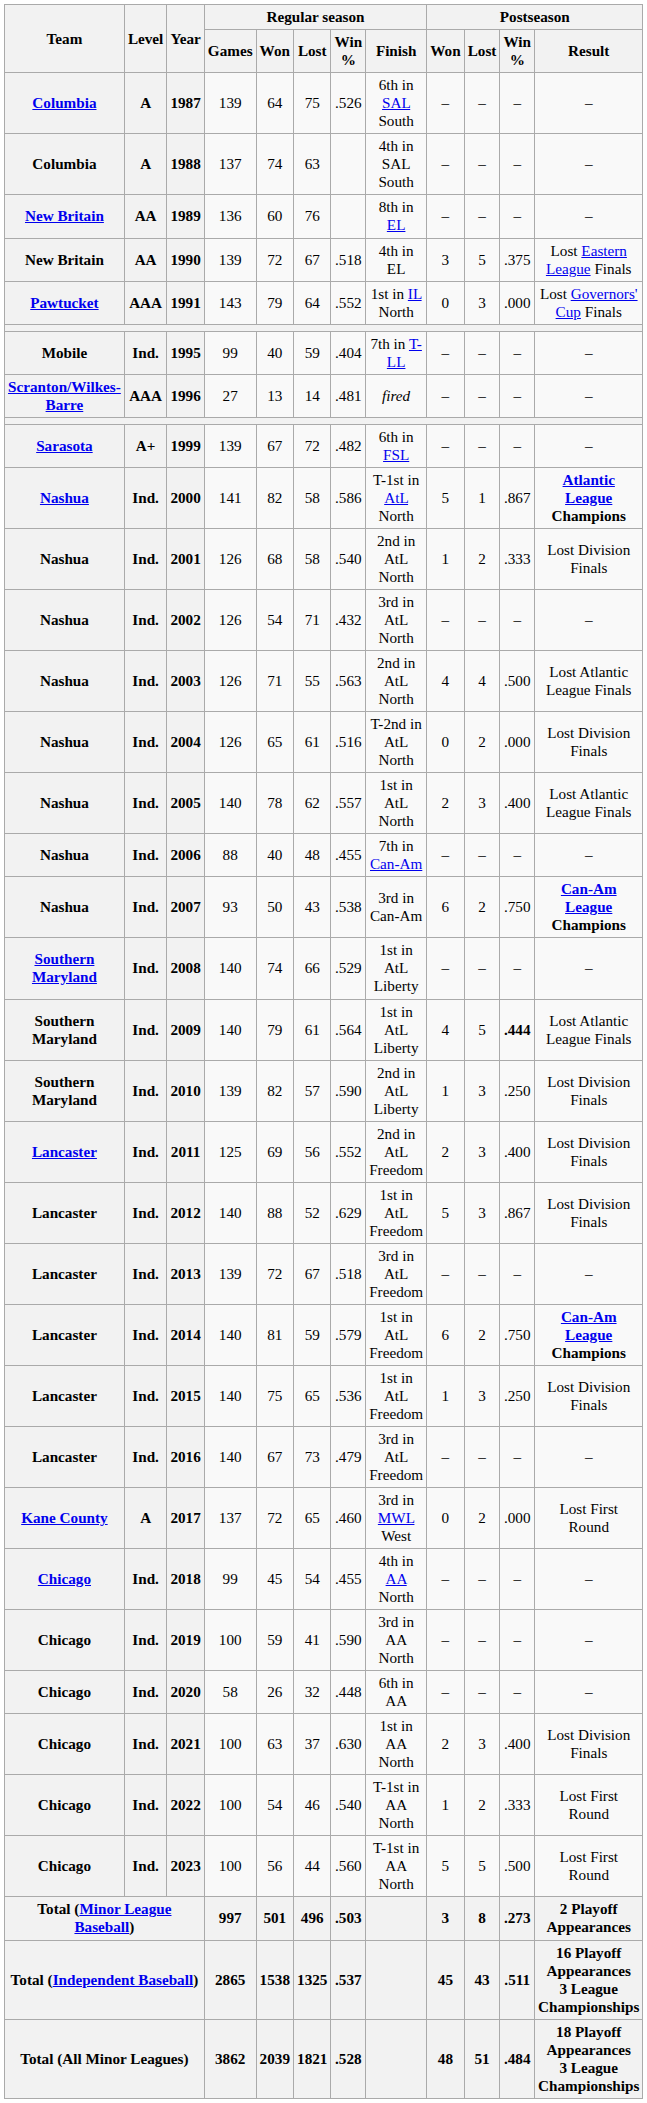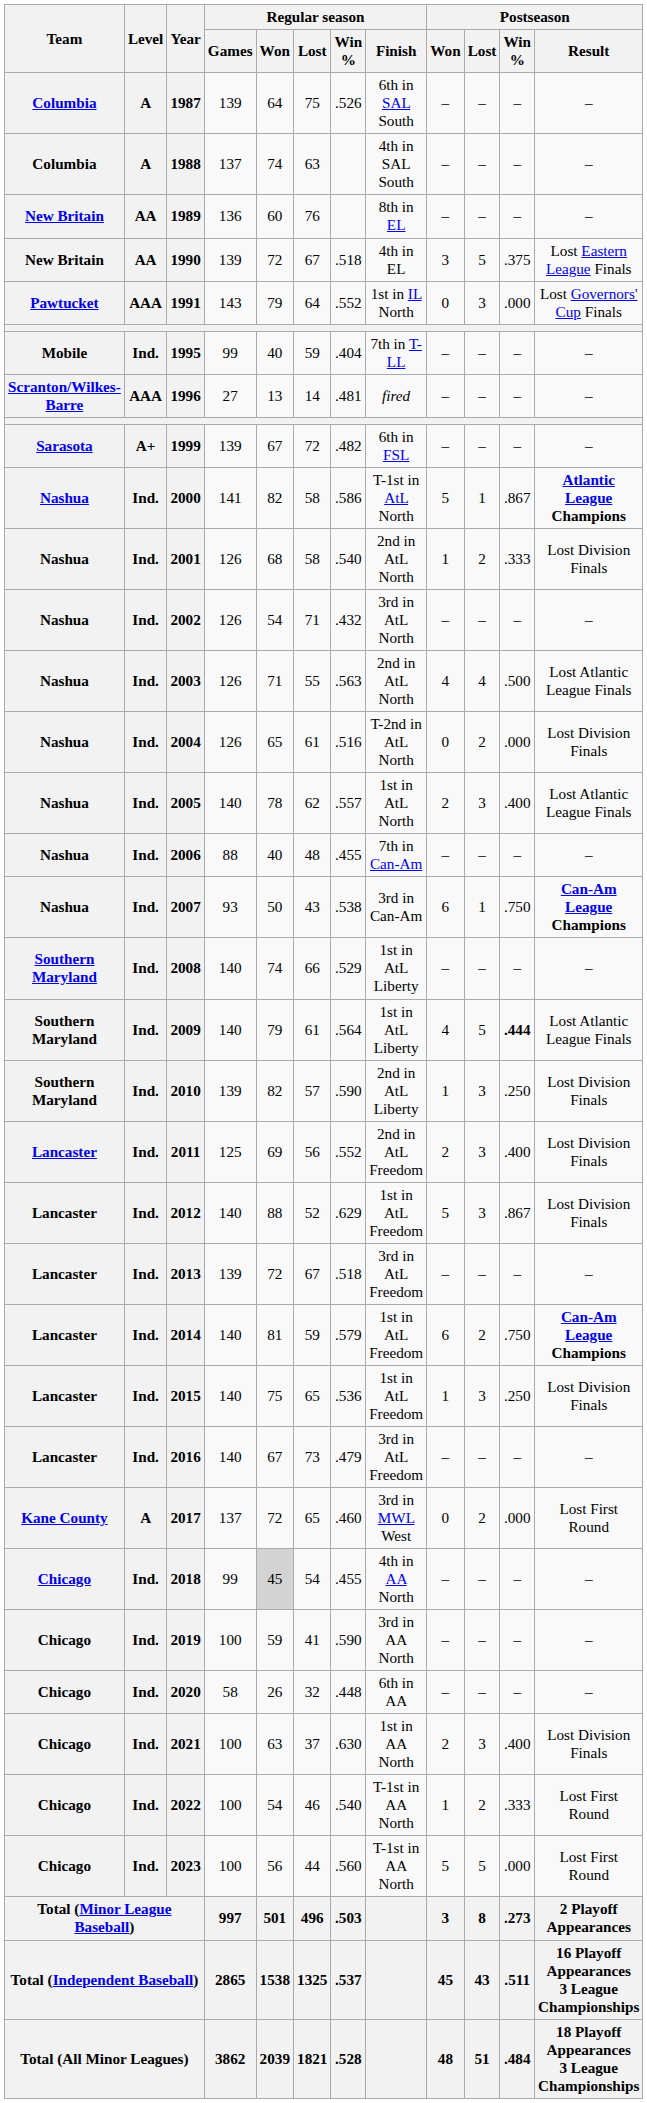(482, 907) 2 -> (482, 907) 1
(275, 1579) no background -> (275, 1579) lightgrey background
(517, 1866) .500 -> (517, 1866) .000
